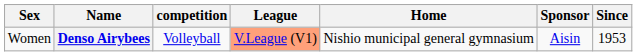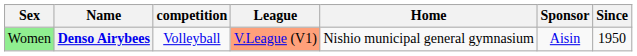(29, 38) no background -> (29, 38) lightgreen background
(612, 38) 1953 -> (612, 38) 1950
